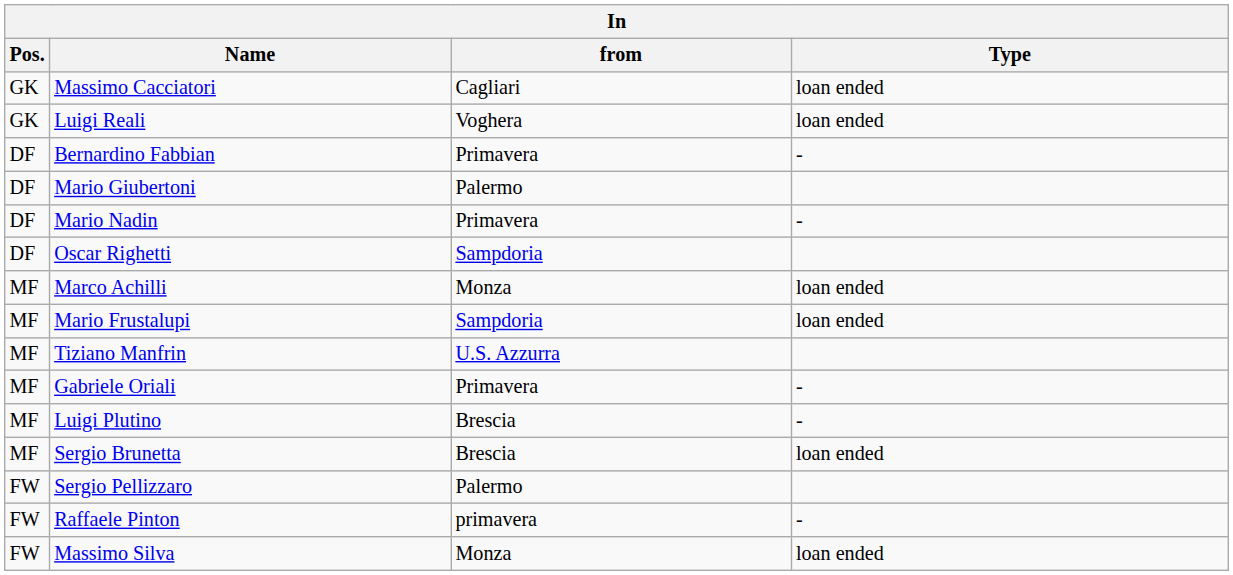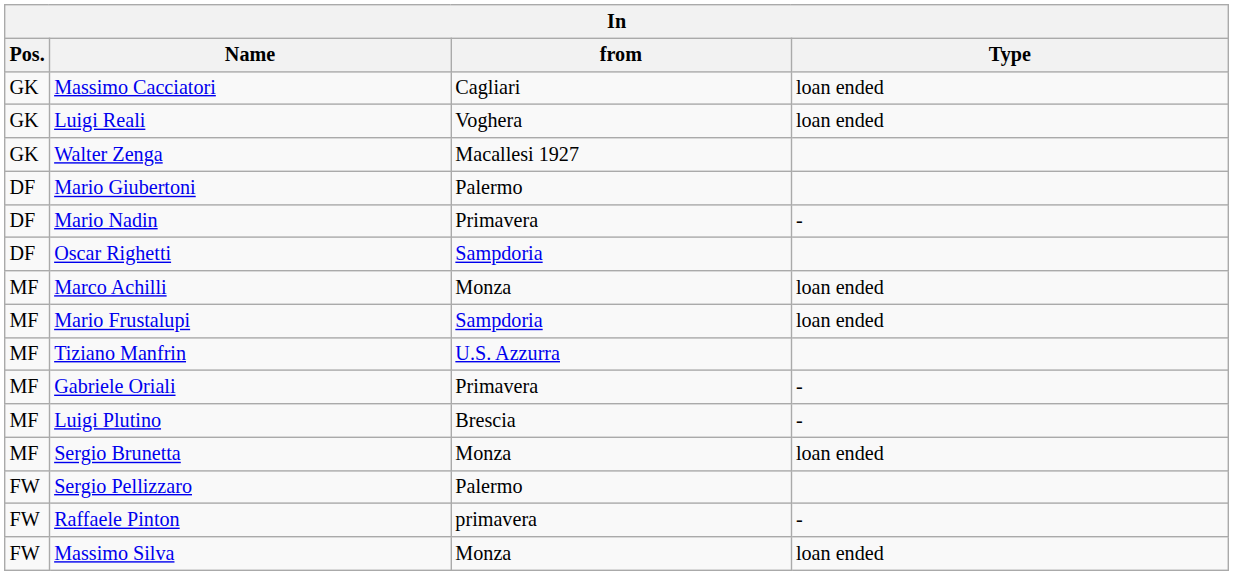+ row: (108, 154)
- row: (134, 154)
(486, 453) Brescia -> (483, 453) Monza
